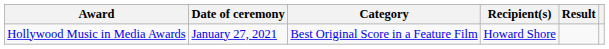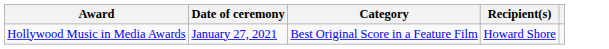- column: (579, 14)
